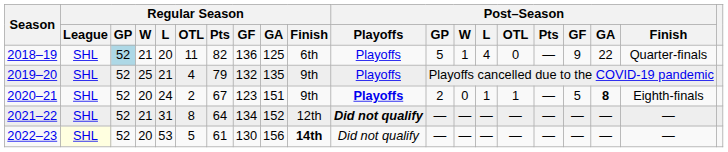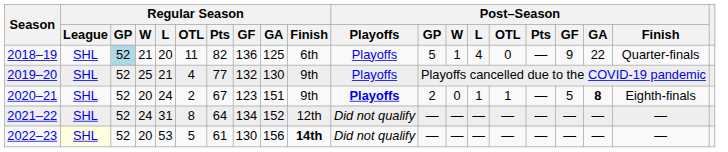(220, 75) 79 -> (220, 75) 77
(274, 75) 135 -> (274, 75) 130
(145, 116) 21 -> (145, 116) 24
(378, 116) bold -> (374, 116) normal
